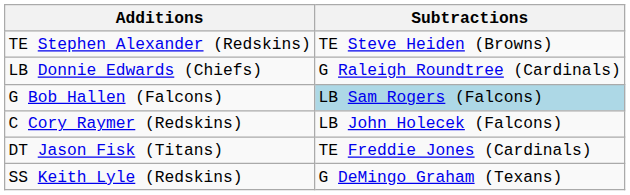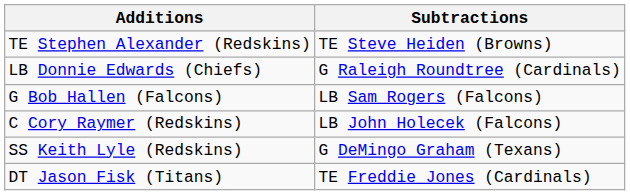(431, 97) lightblue background -> (431, 97) no background
rows swapped: (116, 150) <-> (126, 177)
